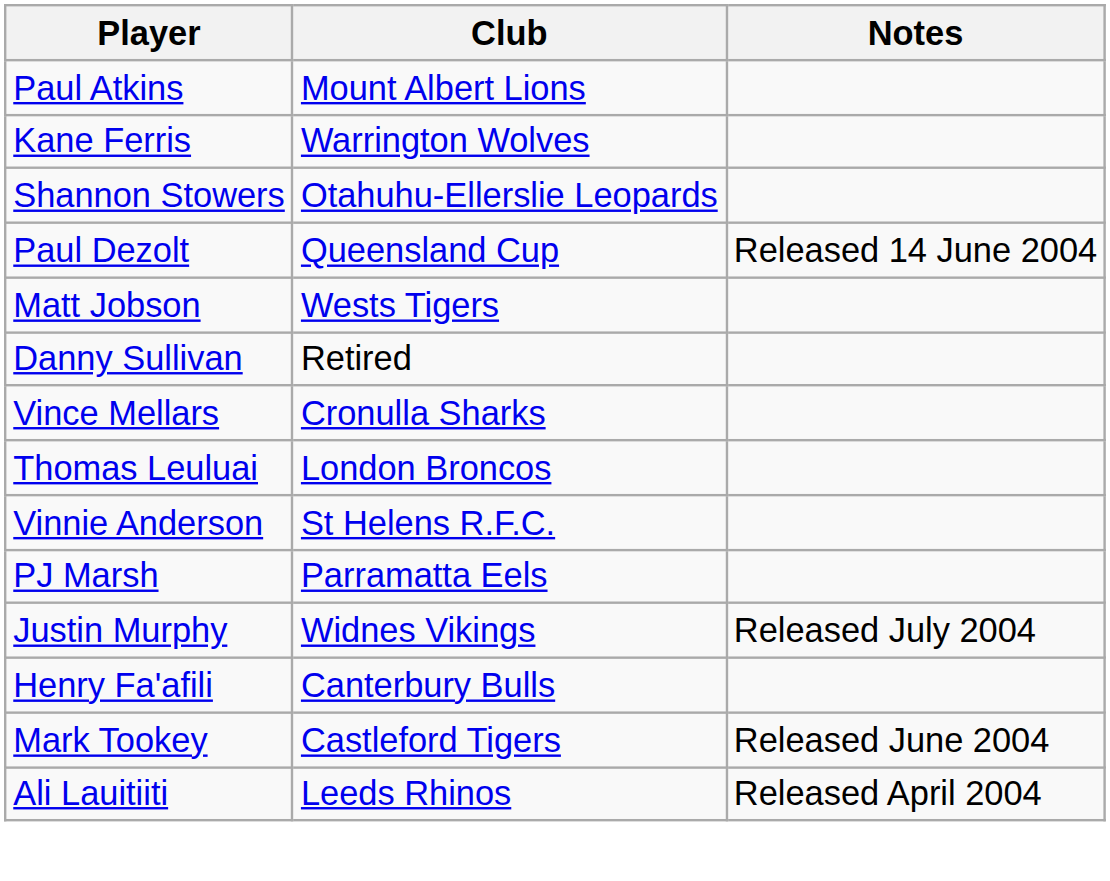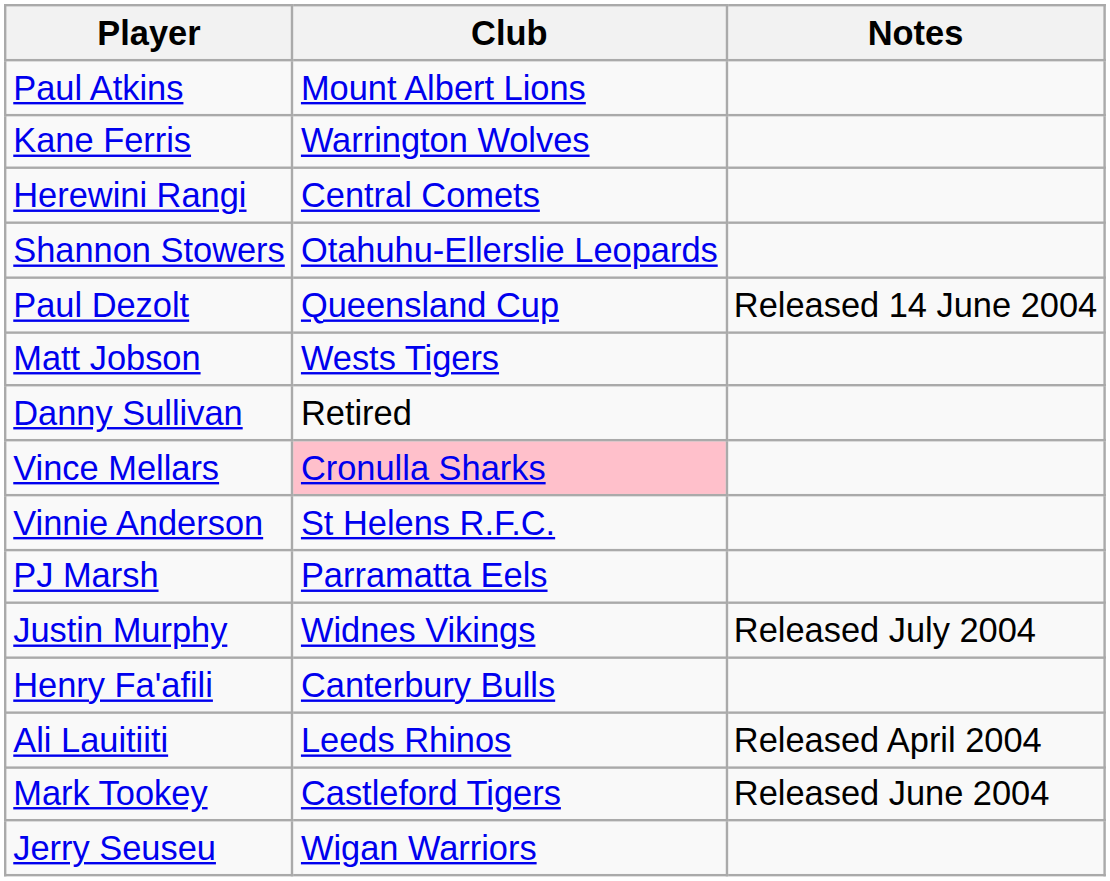+ row: (130, 196)
(423, 413) no background -> (423, 468) pink background
- row: (136, 468)
rows swapped: (110, 740) <-> (91, 794)
+ row: (115, 848)
